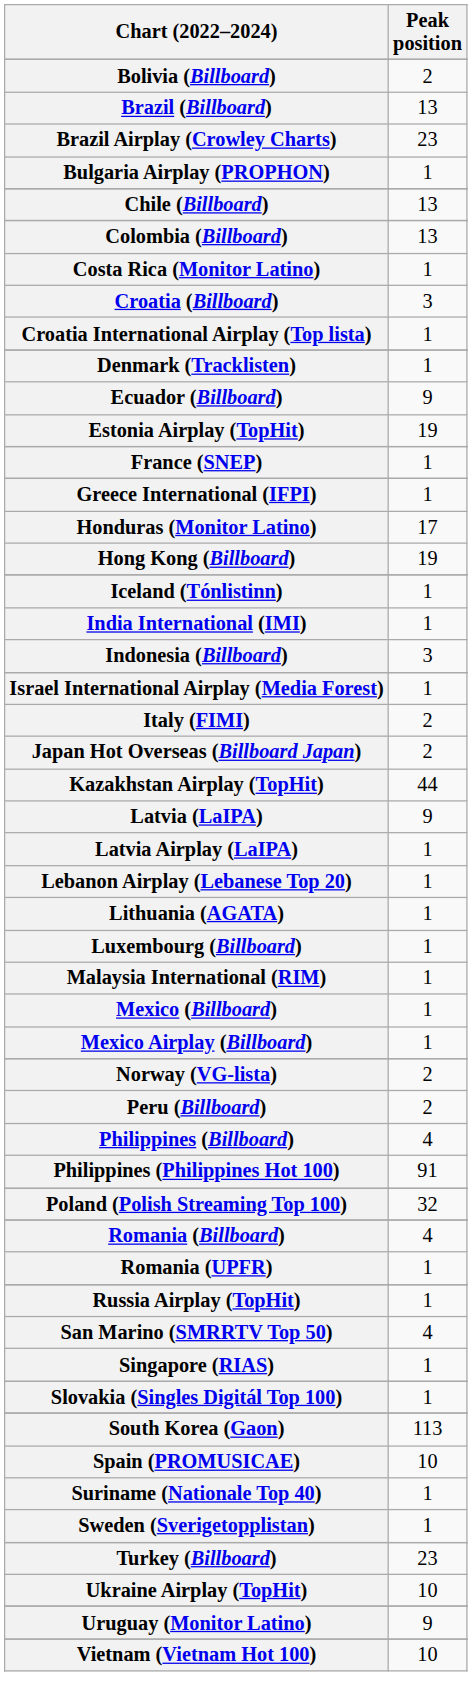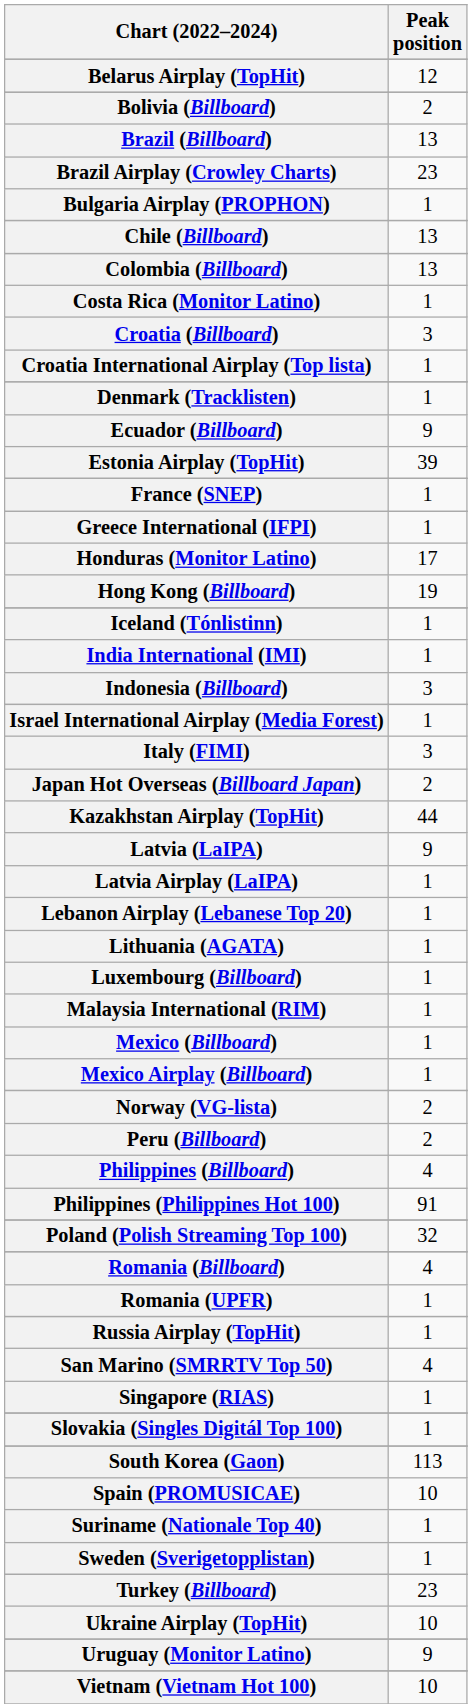+ row: (197, 75)
(428, 430) 19 -> (428, 462) 39
(428, 720) 2 -> (428, 752) 3
